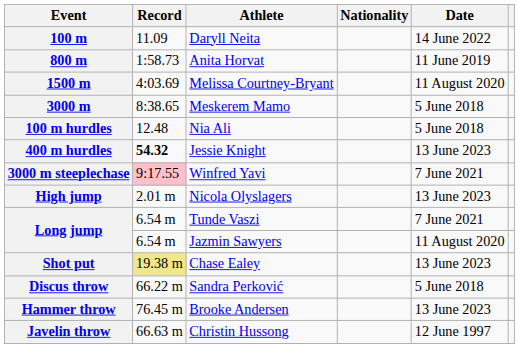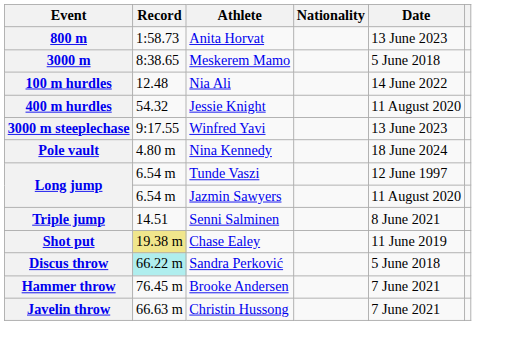- row: (69, 38)
(453, 60) 11 June 2019 -> (409, 38) 13 June 2023
- row: (69, 83)
(449, 128) 5 June 2018 -> (409, 83) 14 June 2022
(152, 151) bold -> (152, 106) normal
(453, 151) 13 June 2023 -> (416, 106) 11 August 2020
(158, 173) pink background -> (158, 128) no background
(449, 173) 7 June 2021 -> (409, 128) 13 June 2023
- row: (69, 196)
+ row: (69, 151)
(449, 219) 7 June 2021 -> (409, 173) 12 June 1997
+ row: (69, 219)
(453, 264) 13 June 2023 -> (409, 241) 11 June 2019
(159, 286) no background -> (159, 264) paleturquoise background
(453, 309) 13 June 2023 -> (406, 286) 7 June 2021
(453, 331) 12 June 1997 -> (406, 309) 7 June 2021
